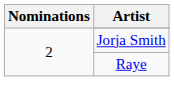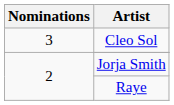+ row: (131, 40)
